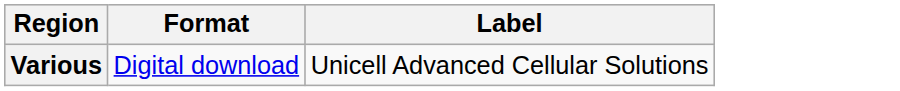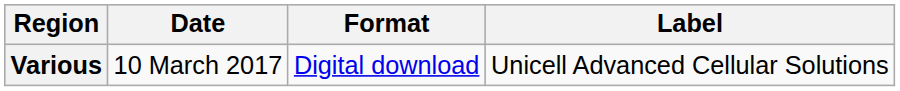+ column: (198, 24)
